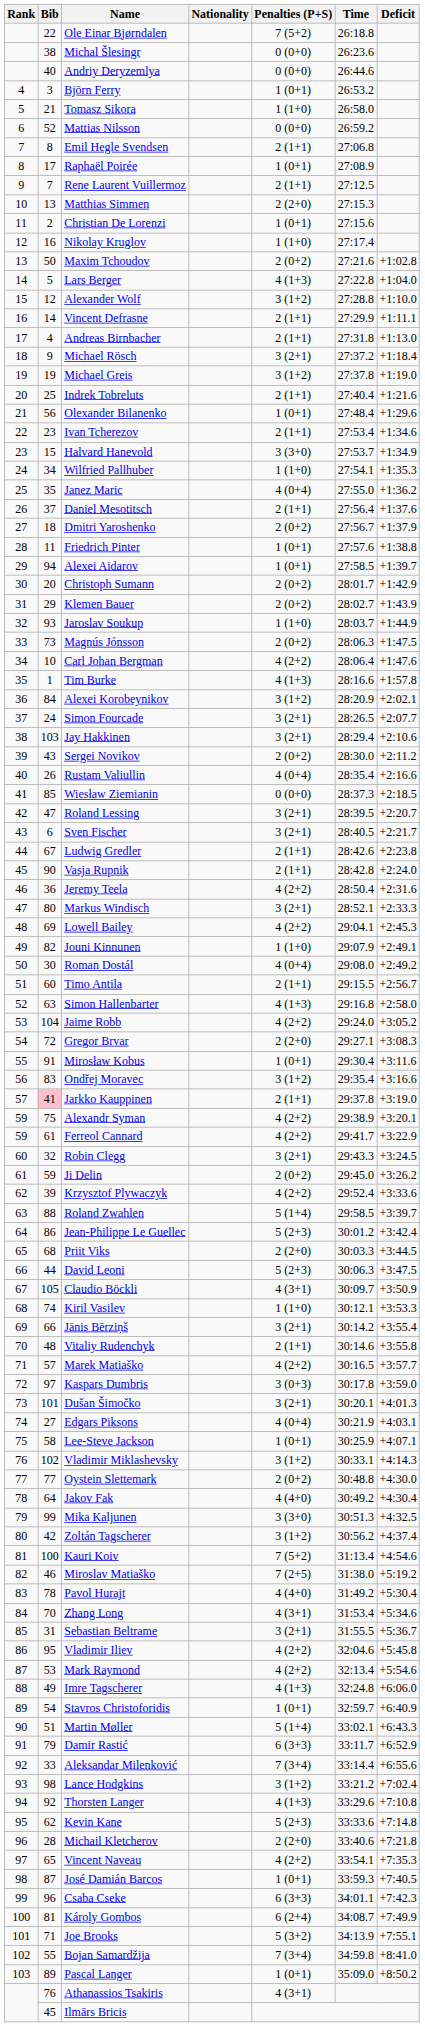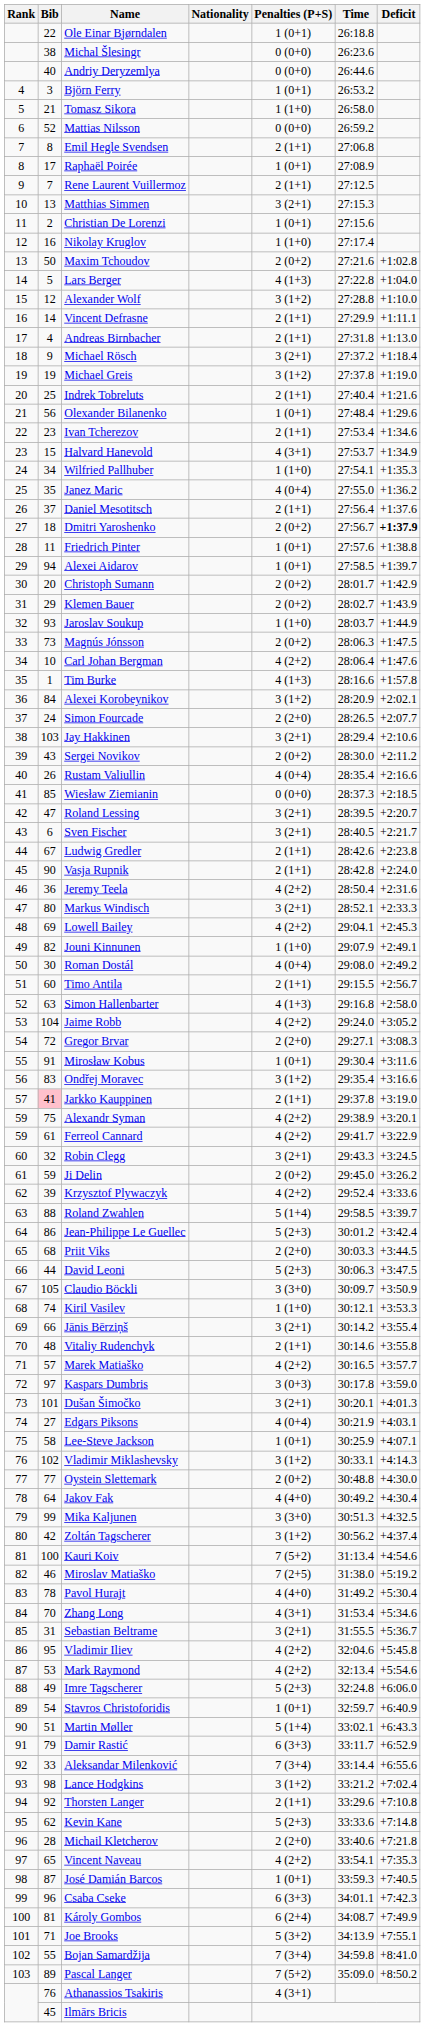(293, 33) 7 (5+2) -> (293, 33) 1 (0+1)
(293, 204) 2 (2+0) -> (293, 204) 3 (2+1)
(293, 451) 3 (3+0) -> (293, 451) 4 (3+1)
(398, 527) normal -> (398, 527) bold
(293, 718) 3 (2+1) -> (293, 718) 2 (2+0)
(293, 1289) 4 (3+1) -> (293, 1289) 3 (3+0)
(293, 1688) 4 (1+3) -> (293, 1688) 5 (2+3)
(293, 1802) 4 (1+3) -> (293, 1802) 2 (1+1)
(293, 1974) 1 (0+1) -> (293, 1974) 7 (5+2)
